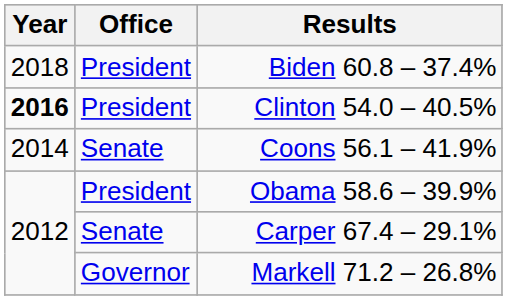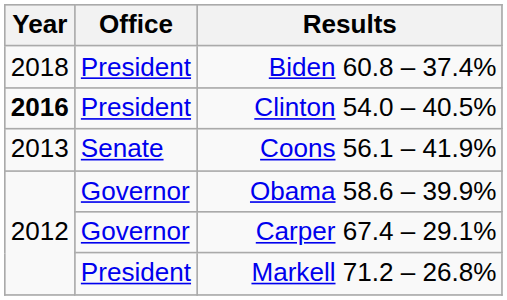(40, 149) 2014 -> (40, 149) 2013
(136, 190) President -> (135, 190) Governor
(122, 231) Senate -> (135, 231) Governor
(135, 273) Governor -> (136, 273) President
